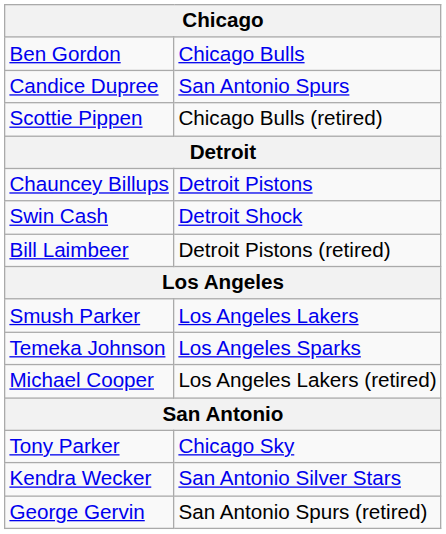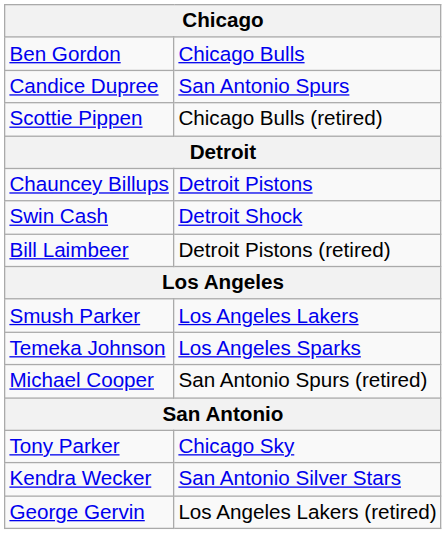(307, 380) Los Angeles Lakers (retired) -> (303, 380) San Antonio Spurs (retired)
(303, 511) San Antonio Spurs (retired) -> (307, 511) Los Angeles Lakers (retired)
